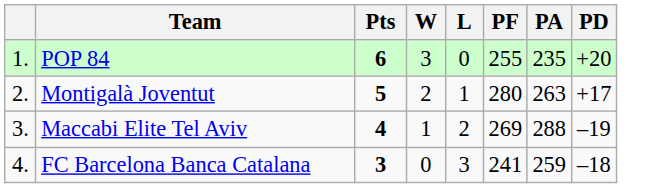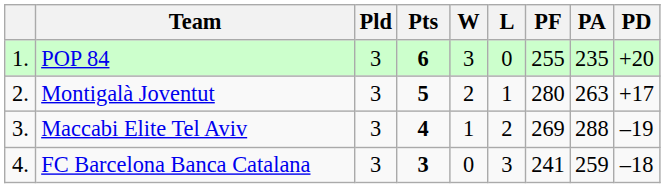+ column: (376, 22)
